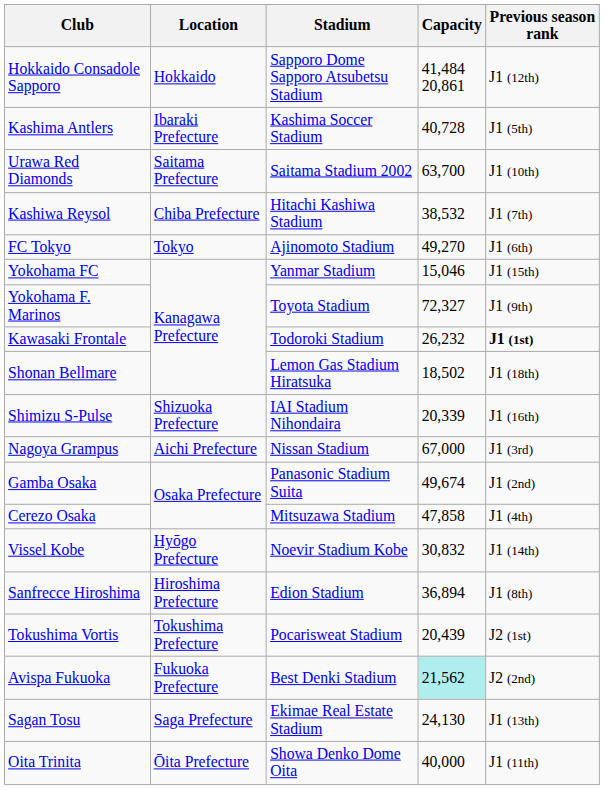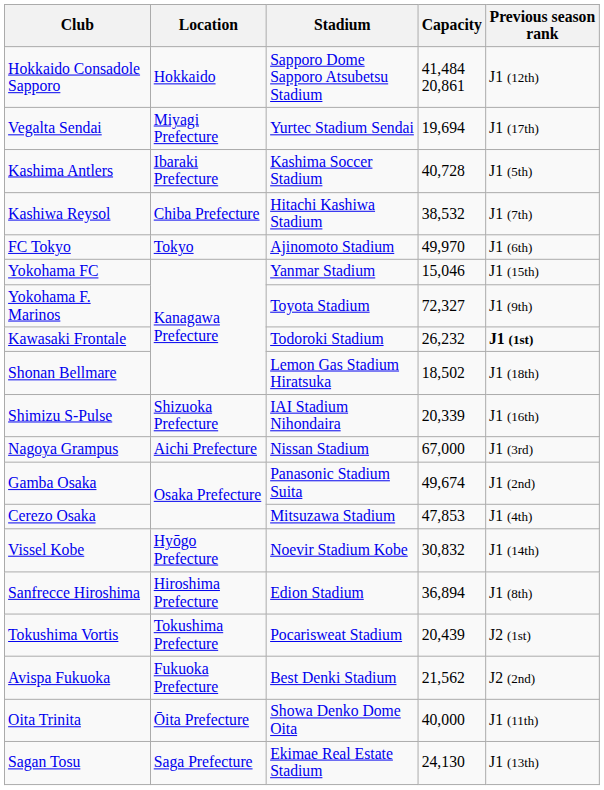+ row: (55, 128)
- row: (44, 170)
(443, 247) 49,270 -> (443, 247) 49,970
(443, 516) 47,858 -> (443, 516) 47,853
(443, 677) paleturquoise background -> (443, 677) no background
rows swapped: (44, 720) <-> (44, 762)
